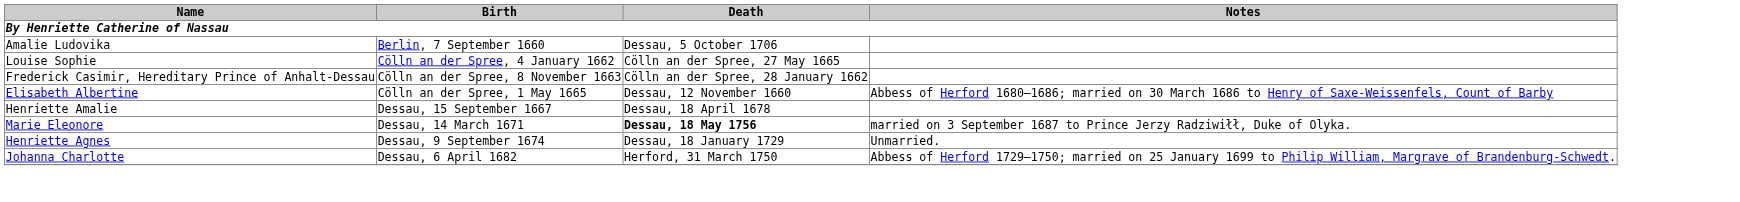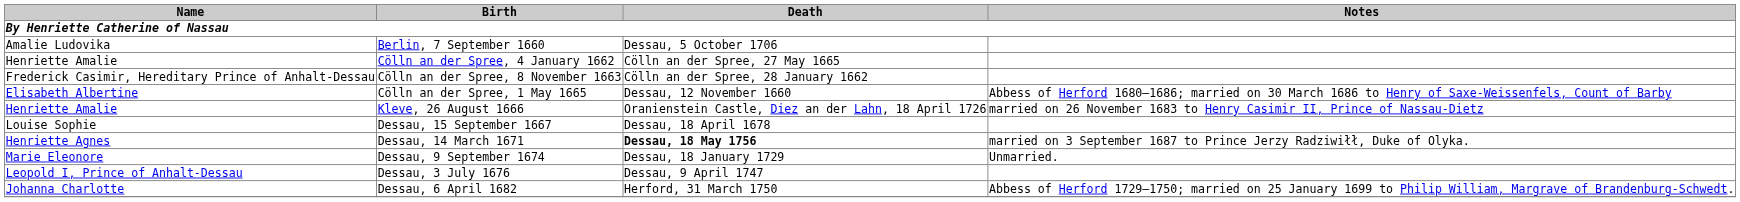(51, 61) Louise Sophie -> (62, 61) Henriette Amalie
+ row: (451, 109)
(62, 109) Henriette Amalie -> (51, 125) Louise Sophie
(55, 125) Marie Eleonore -> (58, 141) Henriette Agnes
(58, 141) Henriette Agnes -> (55, 157) Marie Eleonore
+ row: (444, 173)
